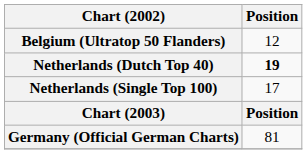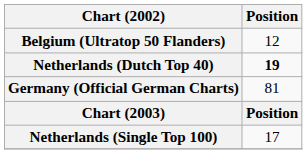rows swapped: (123, 88) <-> (123, 137)
